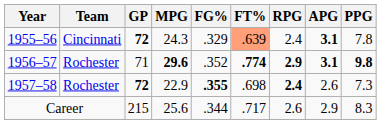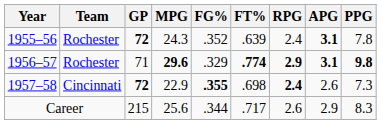(92, 39) Cincinnati -> (91, 39) Rochester
(216, 39) .329 -> (216, 39) .352
(254, 39) lightsalmon background -> (254, 39) no background
(216, 62) .352 -> (216, 62) .329
(91, 85) Rochester -> (92, 85) Cincinnati
